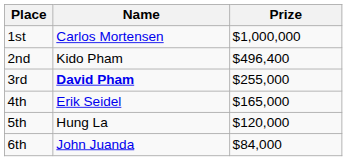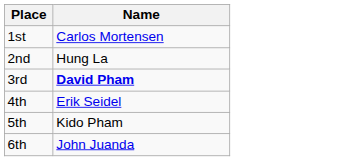- column: (286, 15)
(90, 58) Kido Pham -> (82, 58) Hung La
(82, 123) Hung La -> (90, 123) Kido Pham
